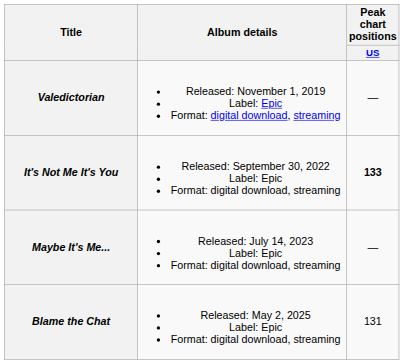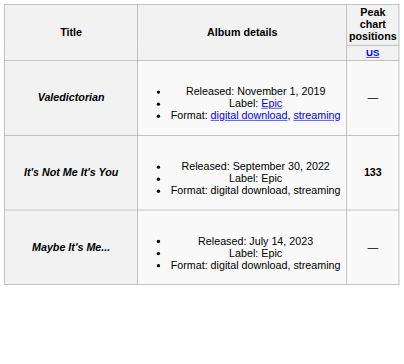- row: (71, 322)
